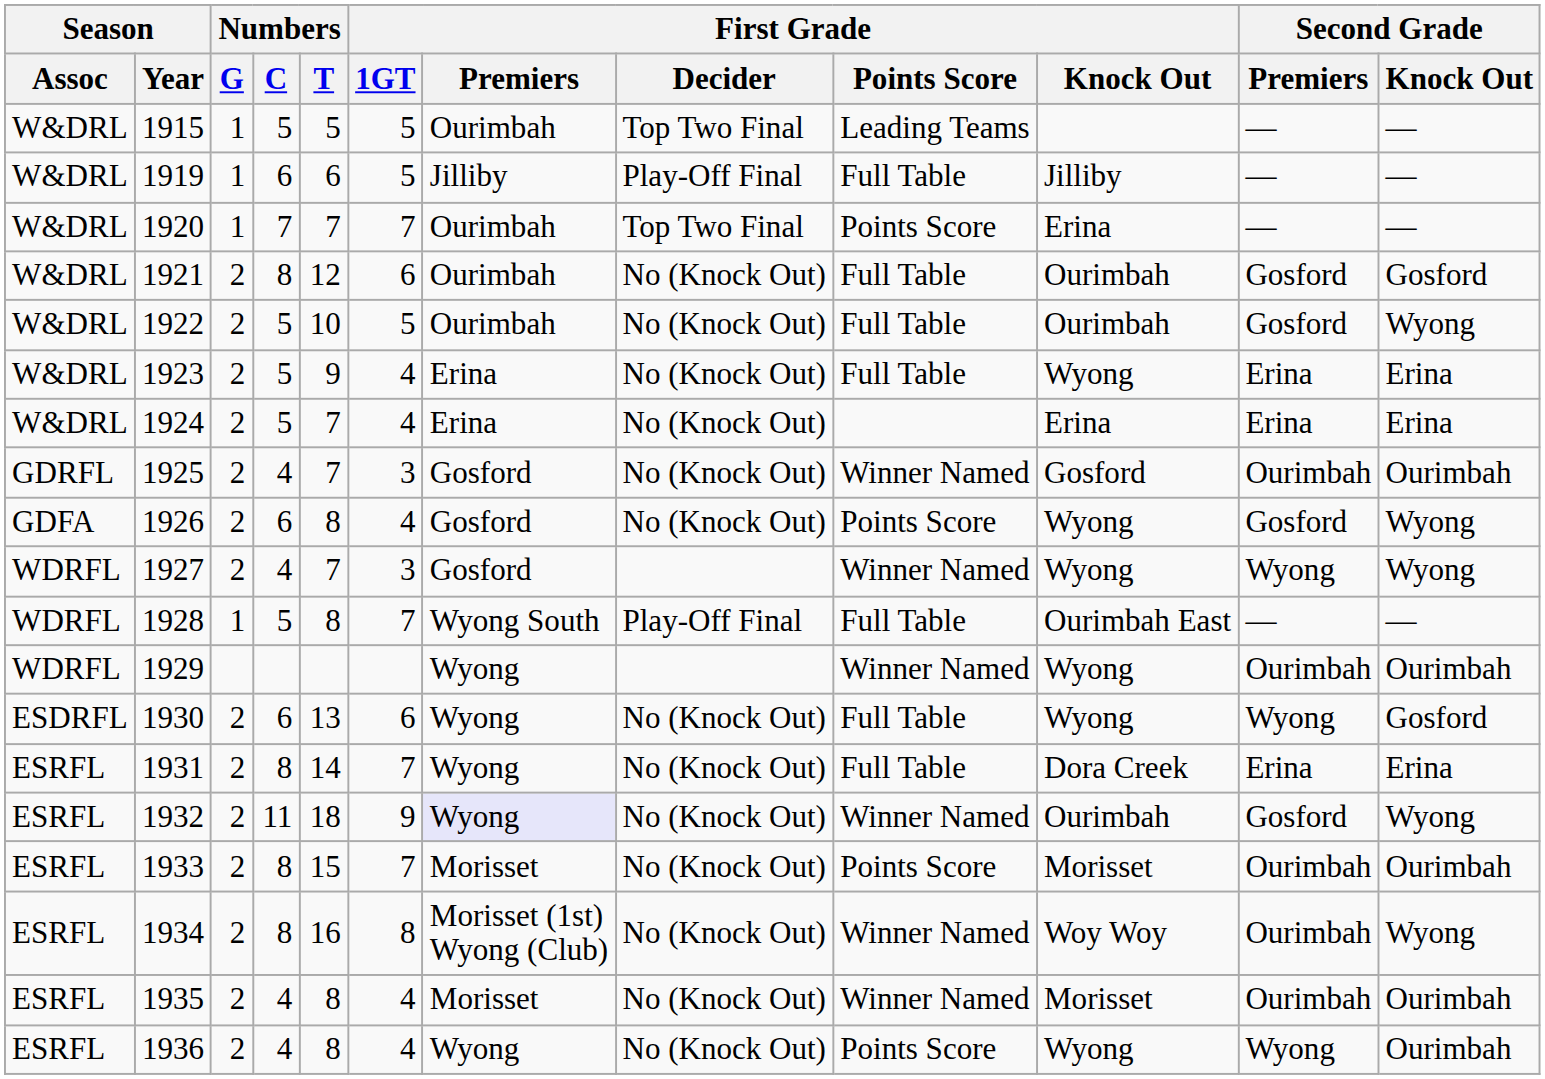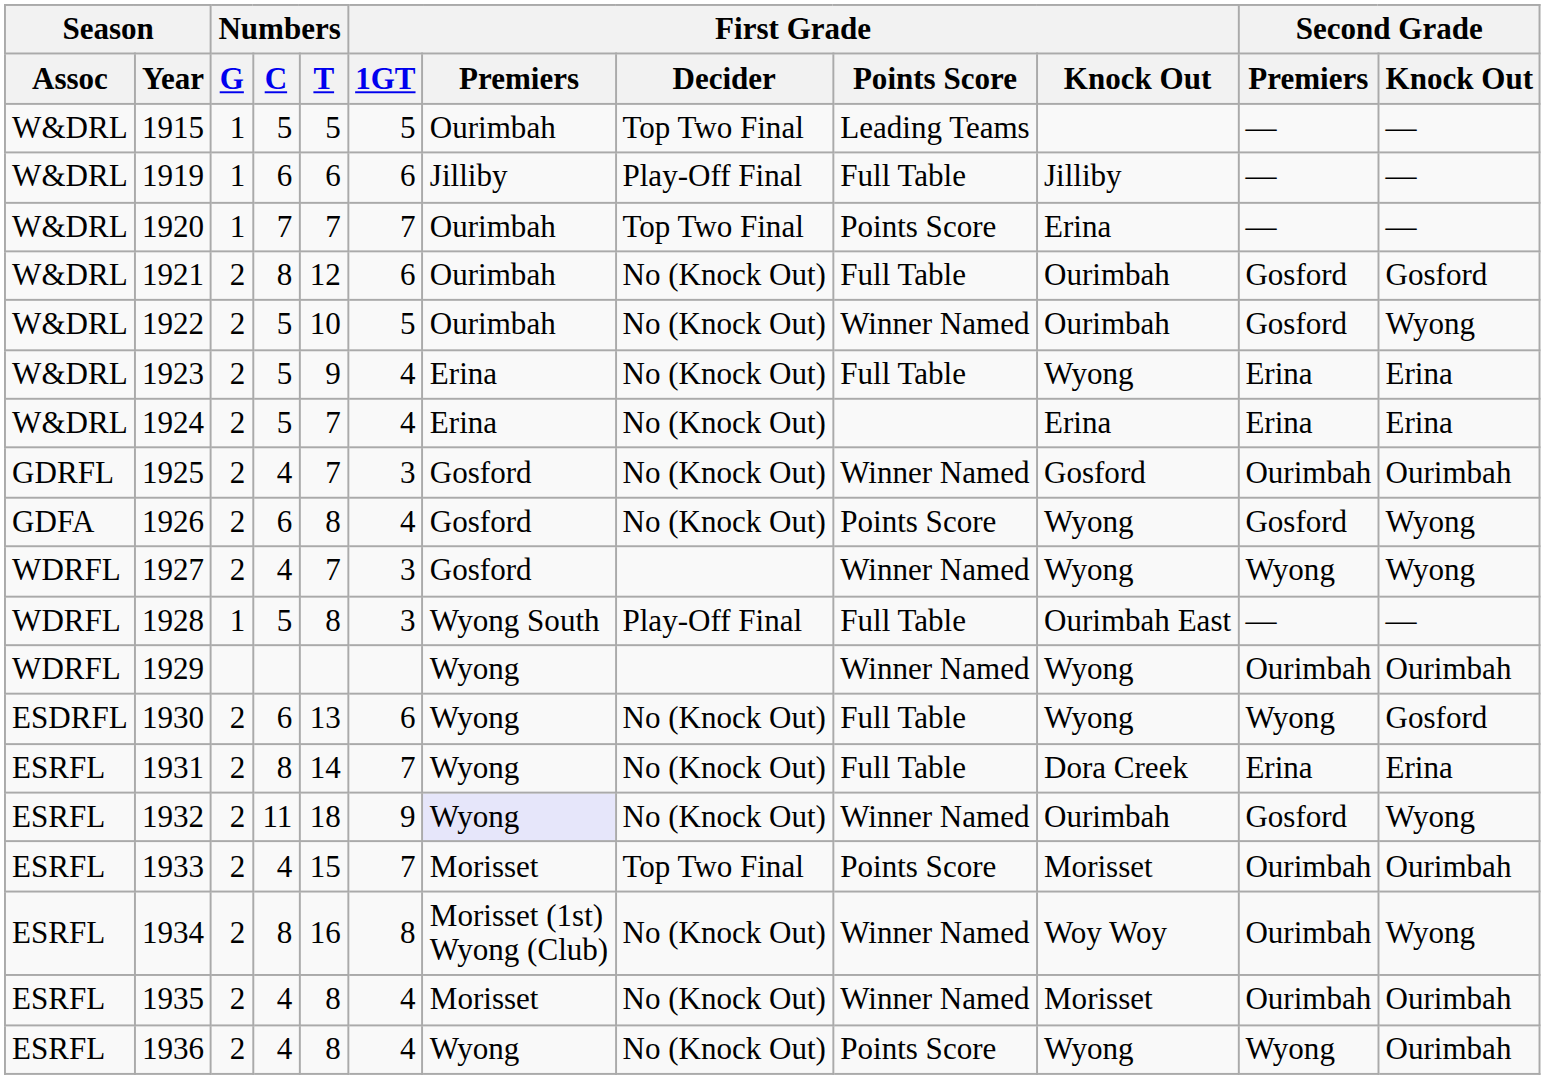(408, 176) 5 -> (408, 176) 6
(903, 324) Full Table -> (935, 324) Winner Named
(408, 619) 7 -> (408, 619) 3
(285, 865) 8 -> (285, 865) 4
(724, 865) No (Knock Out) -> (713, 865) Top Two Final
